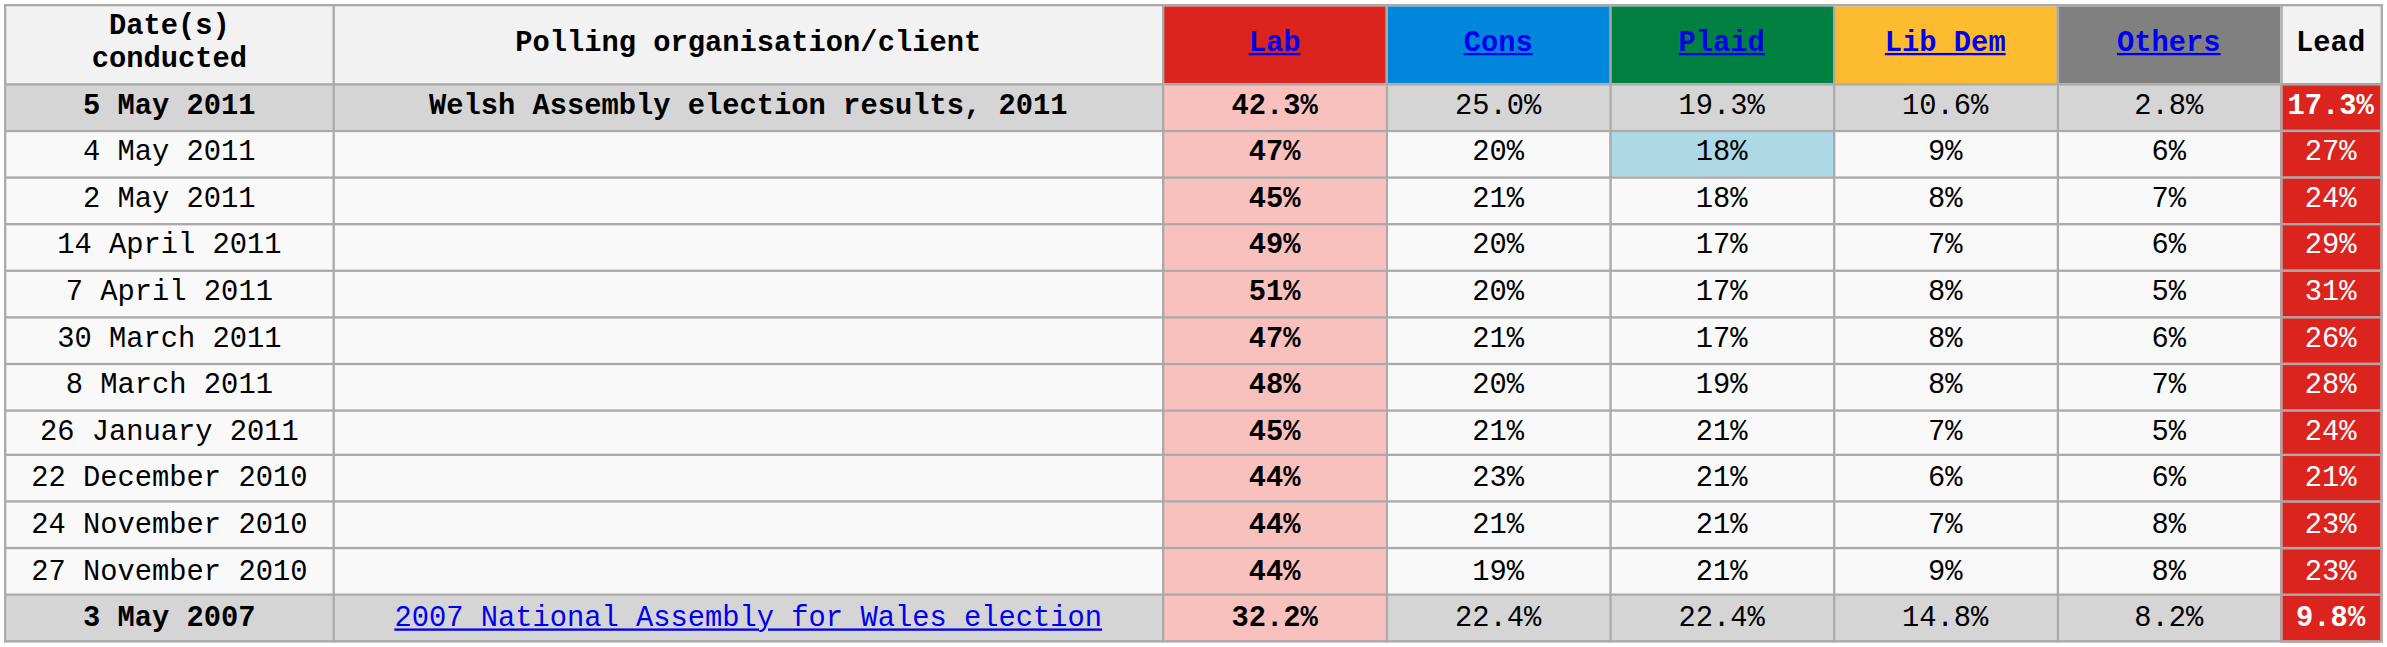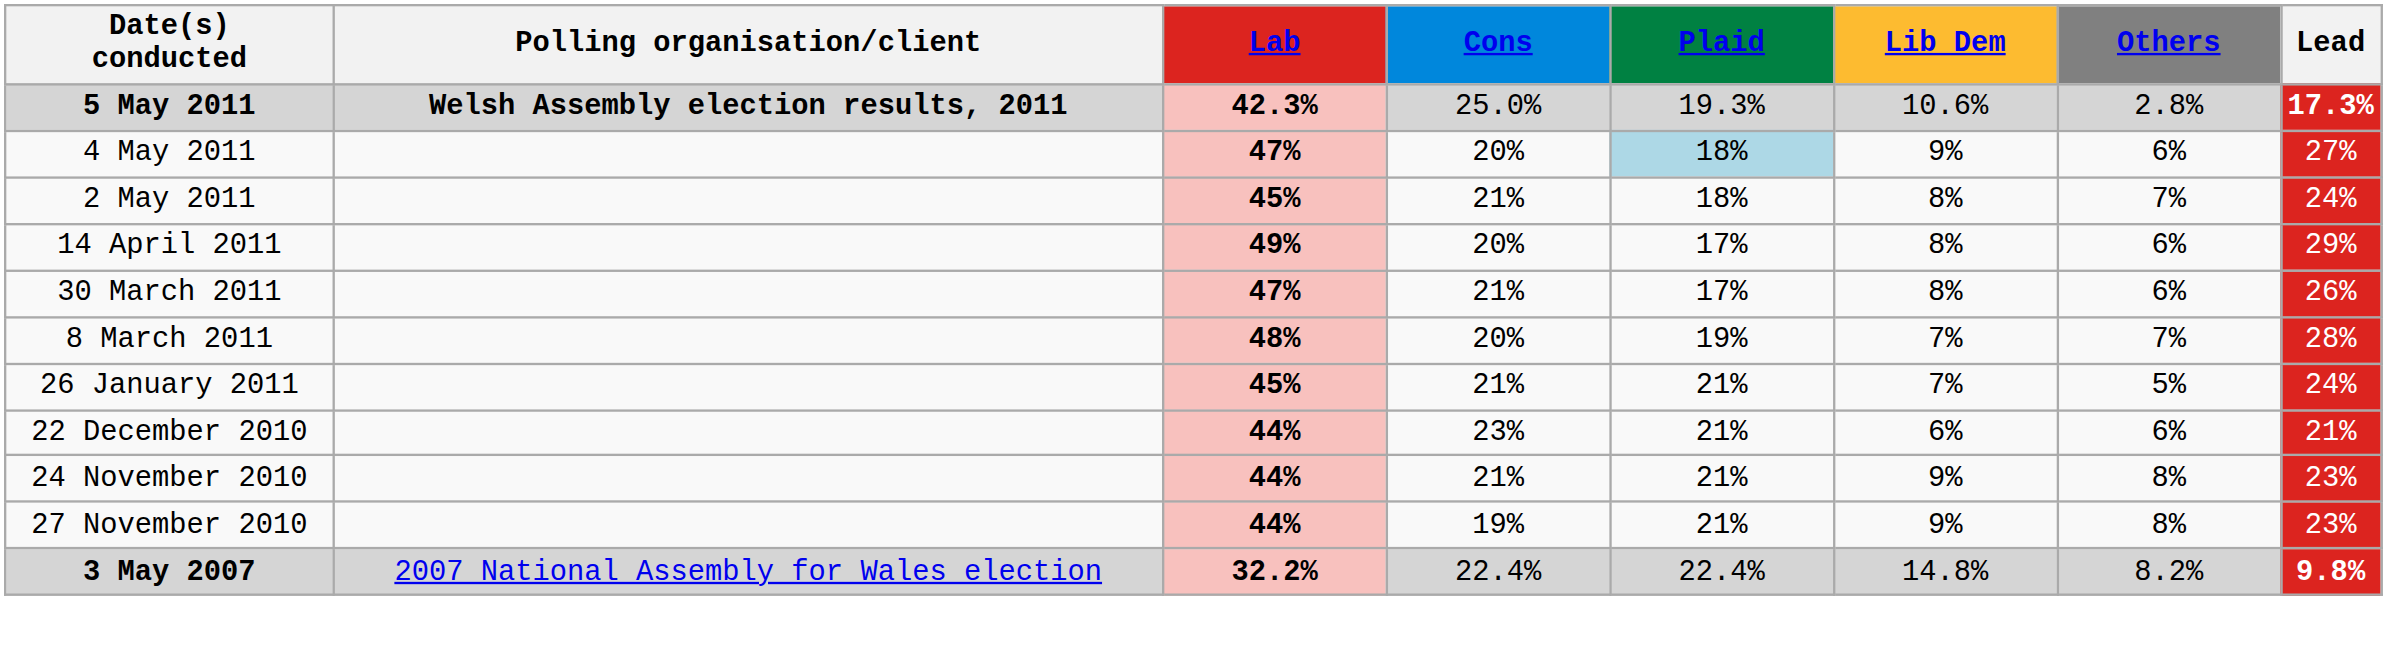(1945, 247) 7% -> (1945, 247) 8%
- row: (169, 294)
(1945, 387) 8% -> (1945, 340) 7%
(1945, 526) 7% -> (1945, 479) 9%
